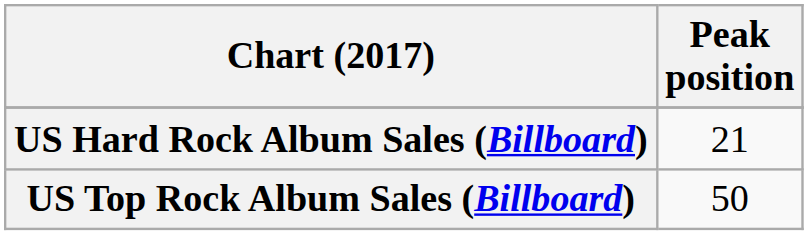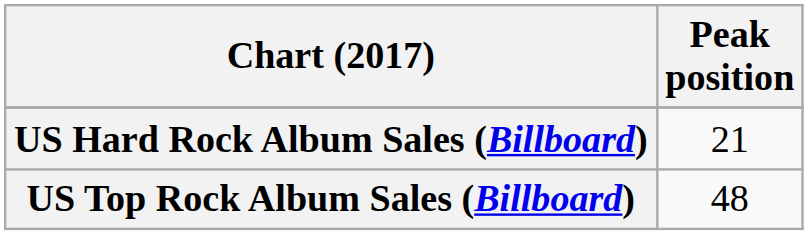(730, 198) 50 -> (730, 198) 48
